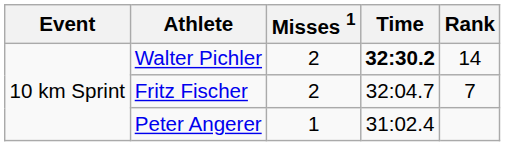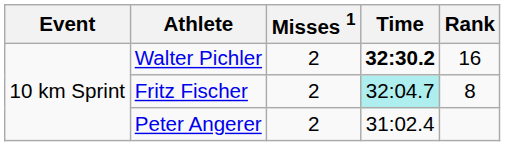(470, 59) 14 -> (470, 59) 16
(400, 92) no background -> (400, 92) paleturquoise background
(470, 92) 7 -> (470, 92) 8
(314, 124) 1 -> (314, 124) 2
